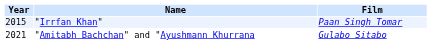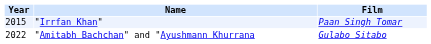(16, 34) 2021 -> (16, 34) 2022
